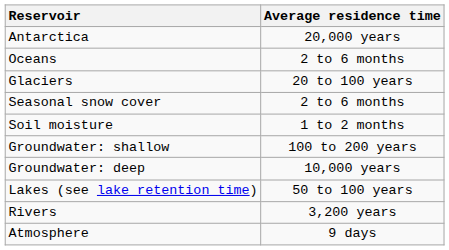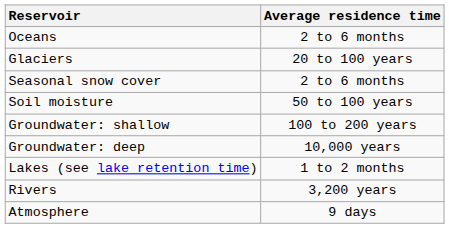- row: (49, 38)
(352, 125) 1 to 2 months -> (352, 103) 50 to 100 years
(352, 190) 50 to 100 years -> (352, 169) 1 to 2 months
